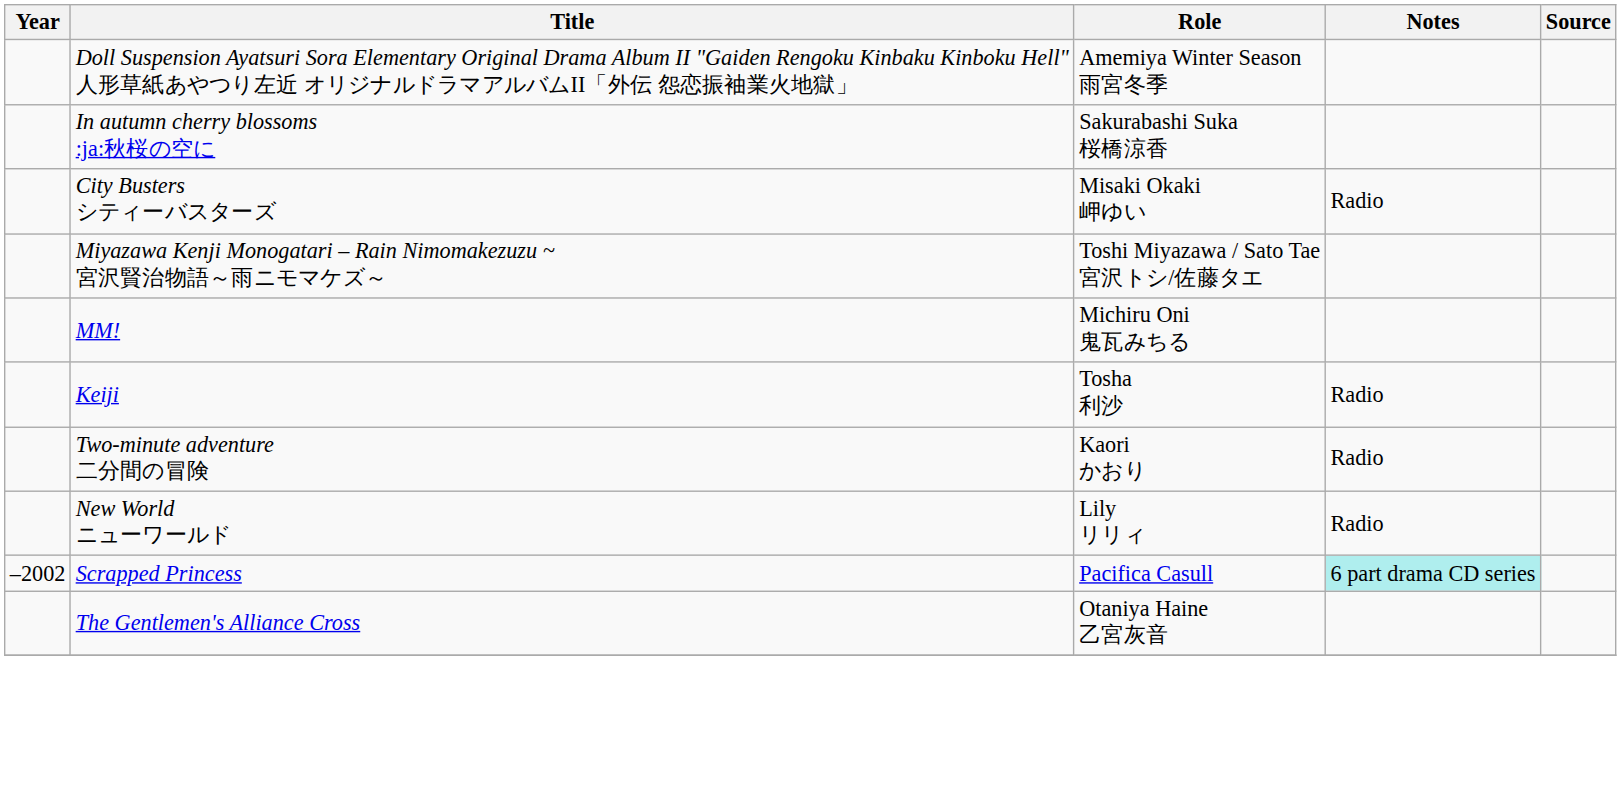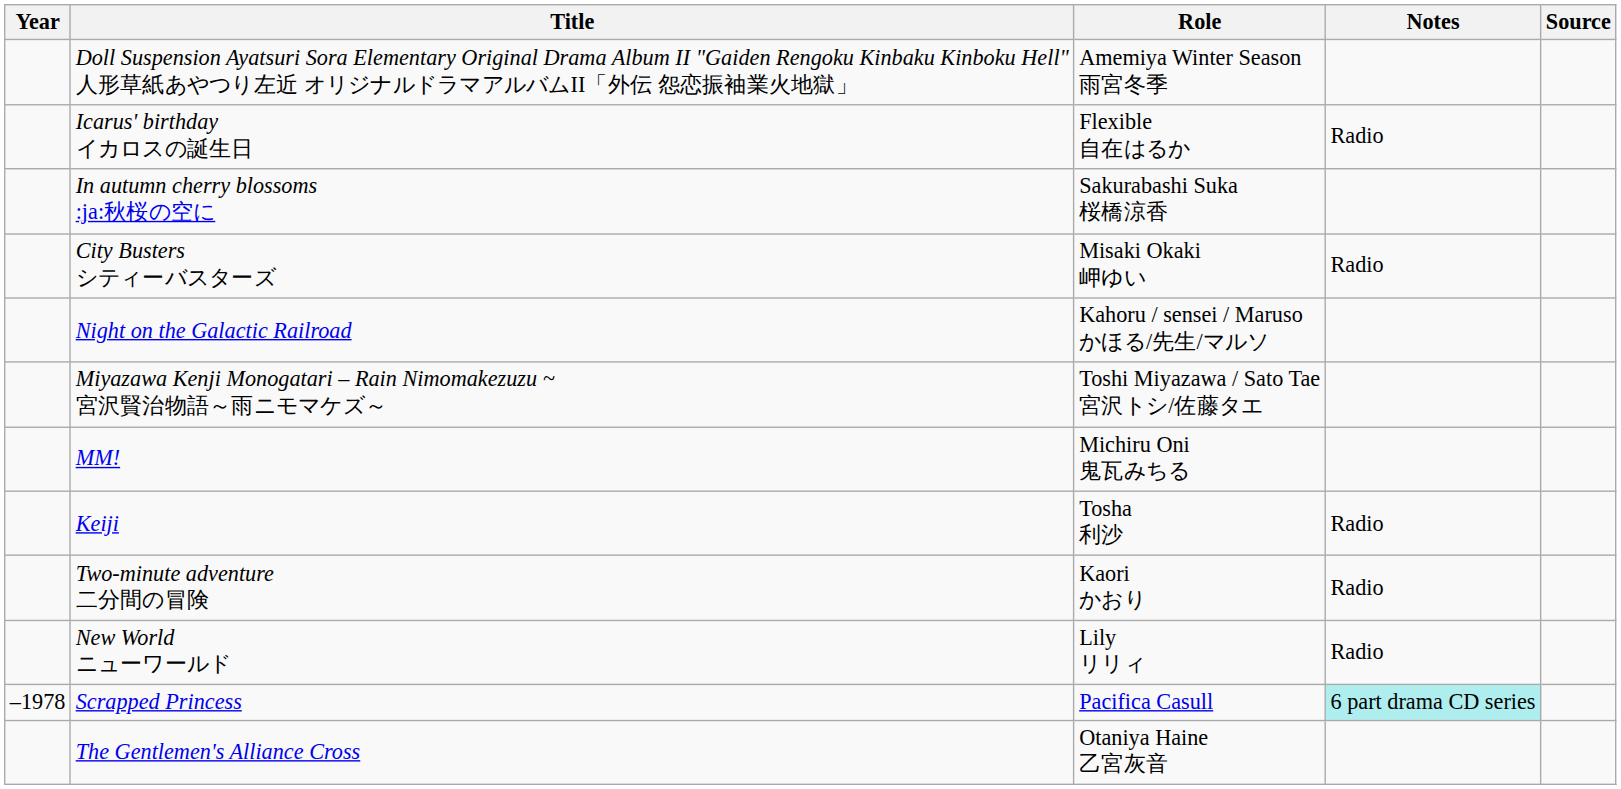+ row: (165, 135)
+ row: (214, 329)
(38, 573) –2002 -> (38, 702) –1978
